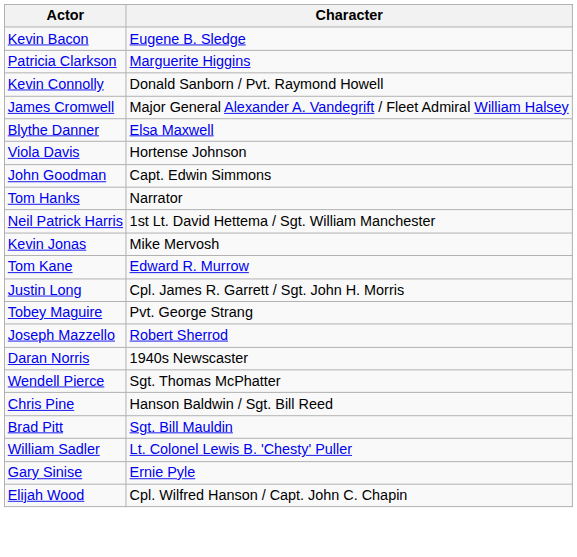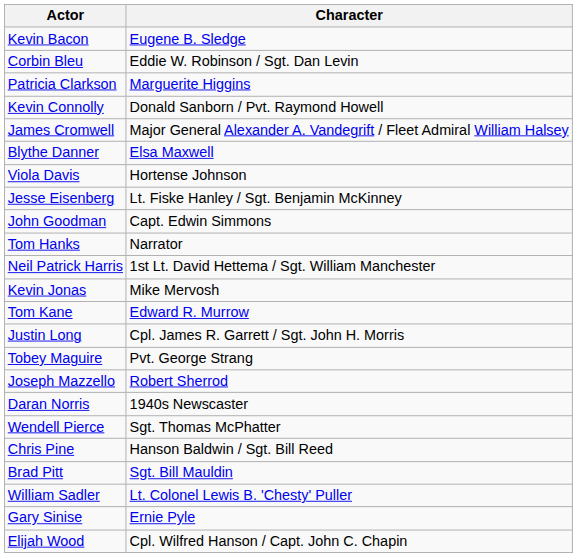+ row: (45, 61)
+ row: (61, 198)
